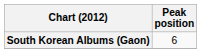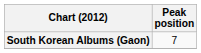(174, 40) 6 -> (174, 40) 7
